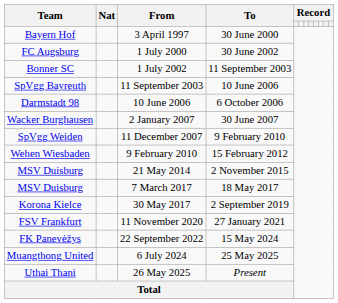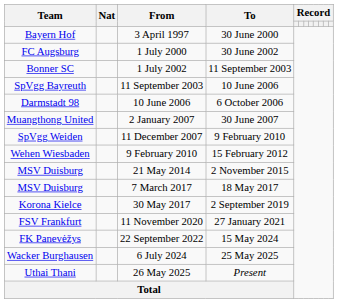(50, 119) Wacker Burghausen -> (50, 119) Muangthong United
(50, 255) Muangthong United -> (50, 255) Wacker Burghausen
